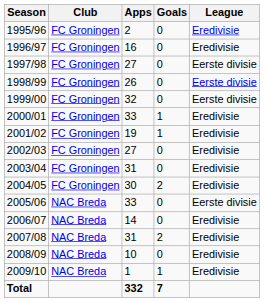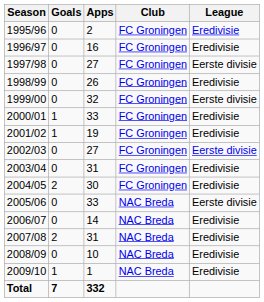columns swapped: (85, 13) <-> (172, 13)
(224, 82) Eerste divisie -> (216, 82) Eredivisie
(216, 151) Eredivisie -> (224, 151) Eerste divisie
